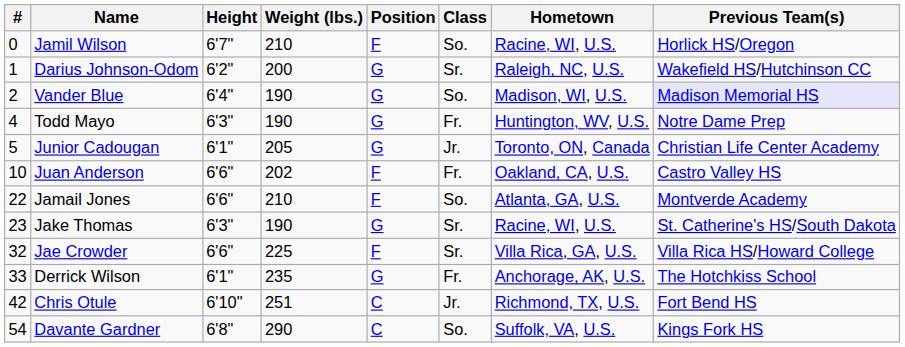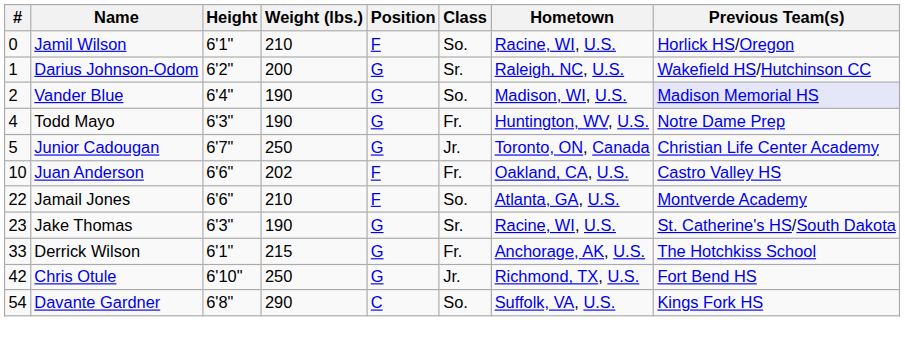(220, 44) 6'7" -> (220, 44) 6'1"
(220, 148) 6'1" -> (220, 148) 6'7"
(279, 148) 205 -> (279, 148) 250
- row: (81, 251)
(279, 277) 235 -> (279, 251) 215
(279, 303) 251 -> (279, 277) 250
(377, 303) C -> (377, 277) G
